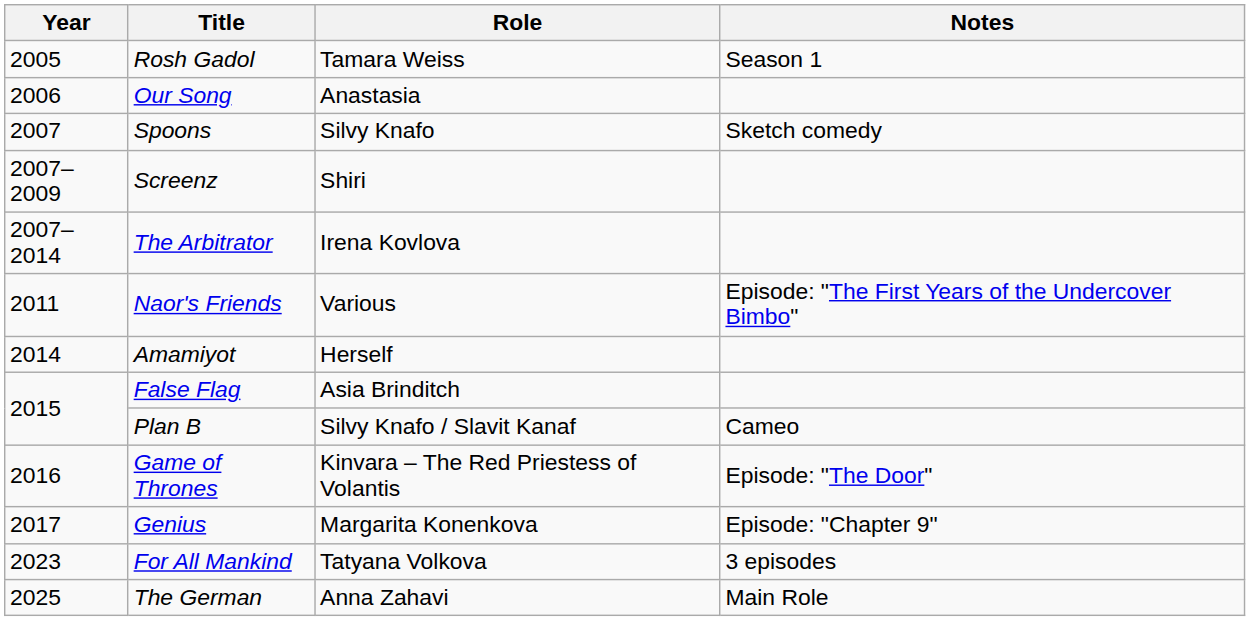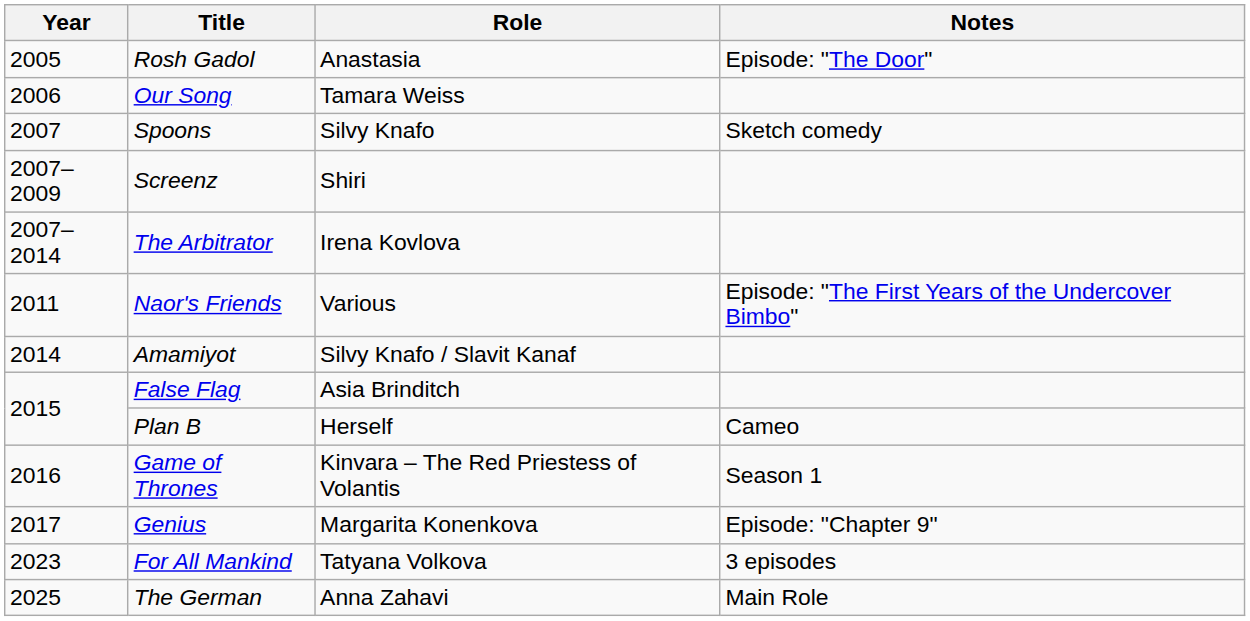(392, 58) Tamara Weiss -> (370, 58) Anastasia
(774, 58) Season 1 -> (829, 58) Episode: "The Door"
(370, 95) Anastasia -> (392, 95) Tamara Weiss
(356, 353) Herself -> (448, 353) Silvy Knafo / Slavit Kanaf
(448, 426) Silvy Knafo / Slavit Kanaf -> (356, 426) Herself
(829, 475) Episode: "The Door" -> (774, 475) Season 1
